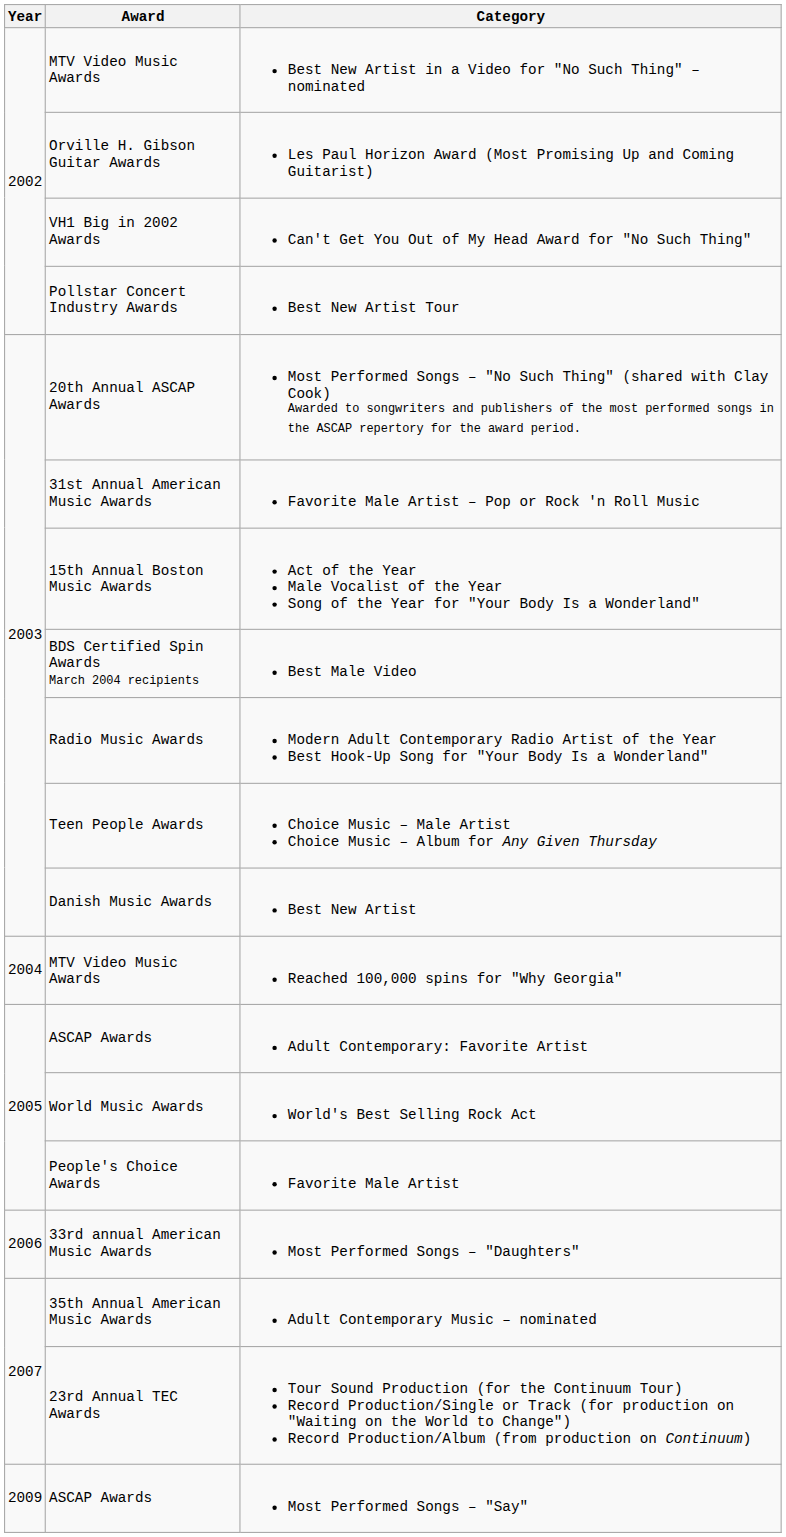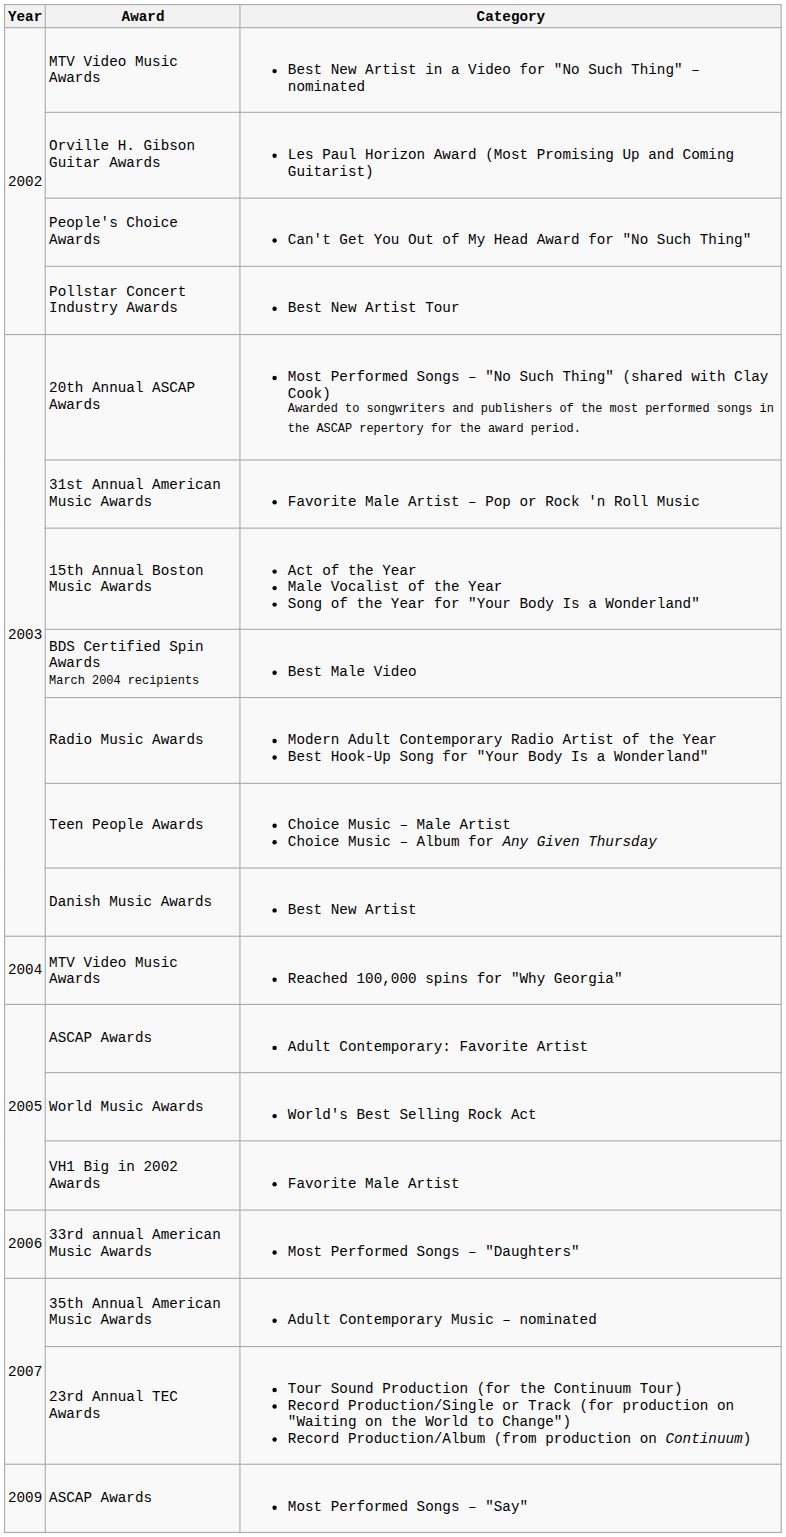(113, 232) VH1 Big in 2002 Awards -> (113, 232) People's Choice Awards
(113, 1176) People's Choice Awards -> (113, 1176) VH1 Big in 2002 Awards
